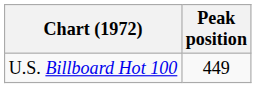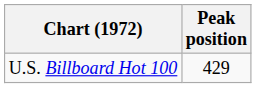(216, 67) 449 -> (216, 67) 429
